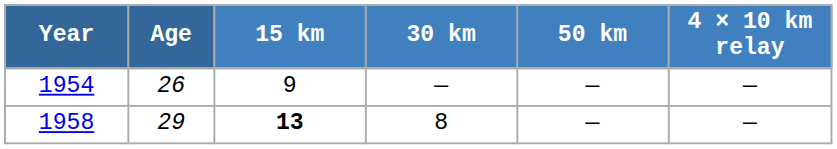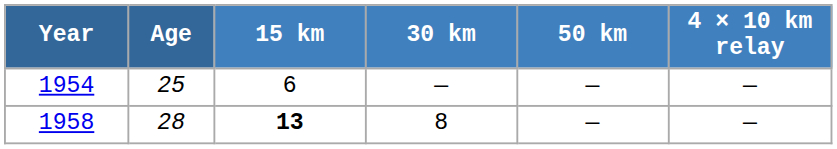(171, 87) 26 -> (171, 87) 25
(290, 87) 9 -> (290, 87) 6
(171, 125) 29 -> (171, 125) 28
